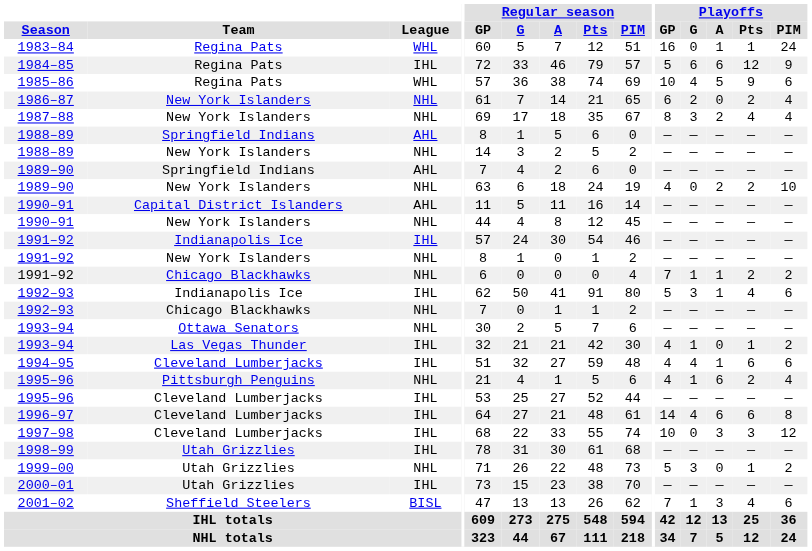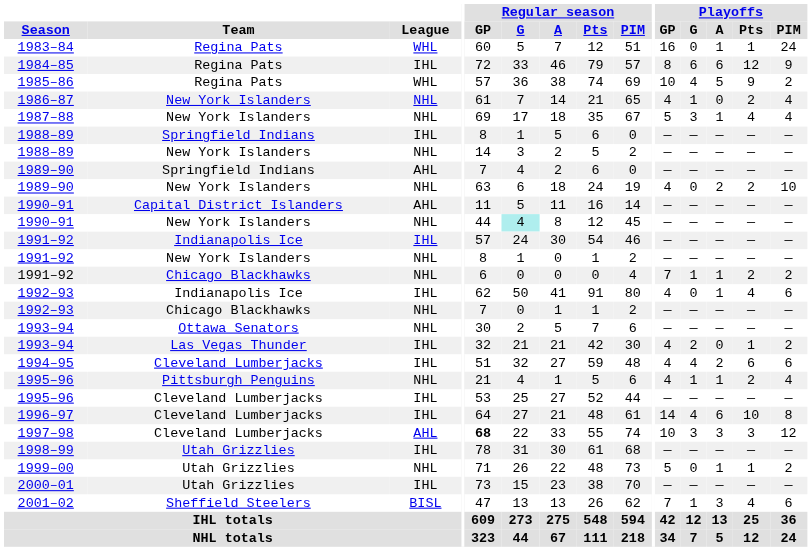(668, 65) 5 -> (668, 65) 8
(789, 83) 6 -> (789, 83) 2
(668, 100) 6 -> (668, 100) 4
(693, 100) 2 -> (693, 100) 1
(668, 118) 8 -> (668, 118) 5
(719, 118) 2 -> (719, 118) 1
(425, 135) AHL -> (425, 135) IHL
(521, 223) no background -> (521, 223) paleturquoise background
(668, 293) 5 -> (668, 293) 4
(693, 293) 3 -> (693, 293) 0
(693, 345) 1 -> (693, 345) 2
(719, 363) 1 -> (719, 363) 2
(719, 380) 6 -> (719, 380) 1
(751, 415) 6 -> (751, 415) 10
(425, 433) IHL -> (425, 433) AHL
(483, 433) normal -> (483, 433) bold
(693, 433) 0 -> (693, 433) 3
(693, 468) 3 -> (693, 468) 0
(719, 468) 0 -> (719, 468) 1
